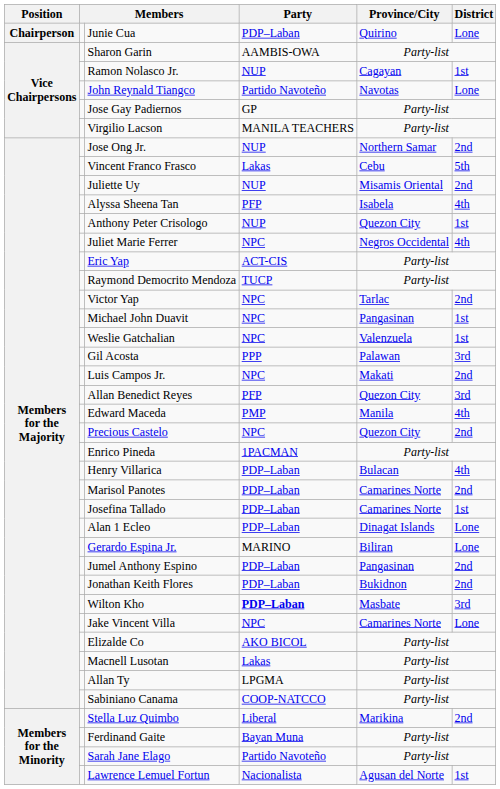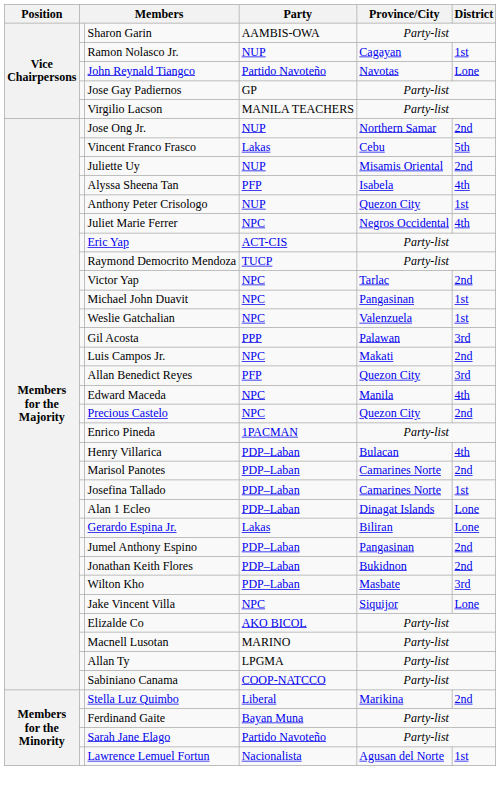- row: (111, 33)
(254, 413) PMP -> (253, 394) NPC
(266, 546) MARINO -> (256, 527) Lakas
(273, 603) bold -> (271, 584) normal
(400, 623) Camarines Norte -> (379, 603) Siquijor
(256, 661) Lakas -> (266, 642) MARINO
